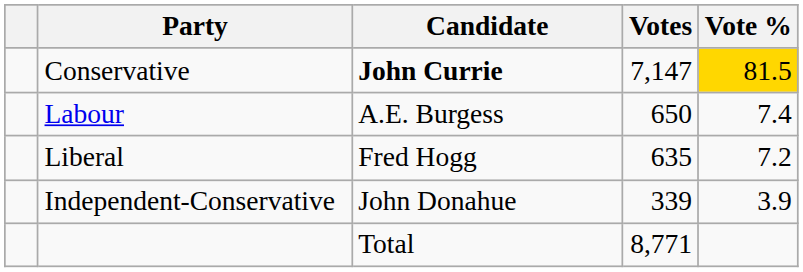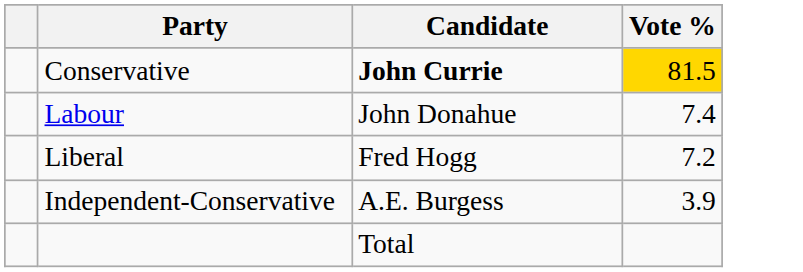- column: (661, 26)
(431, 113) A.E. Burgess -> (437, 113) John Donahue
(437, 200) John Donahue -> (431, 200) A.E. Burgess
